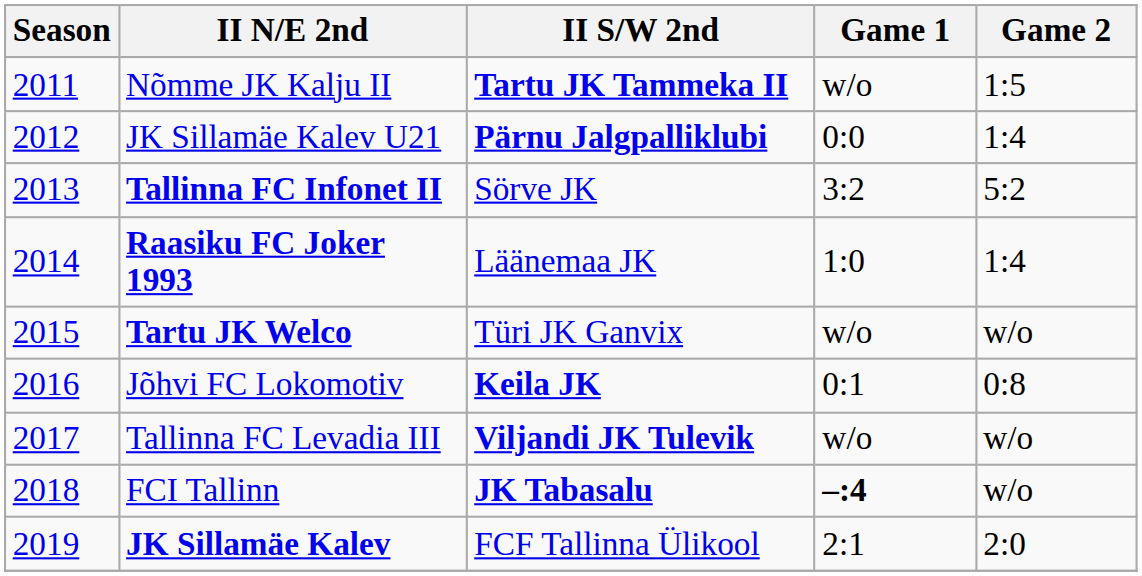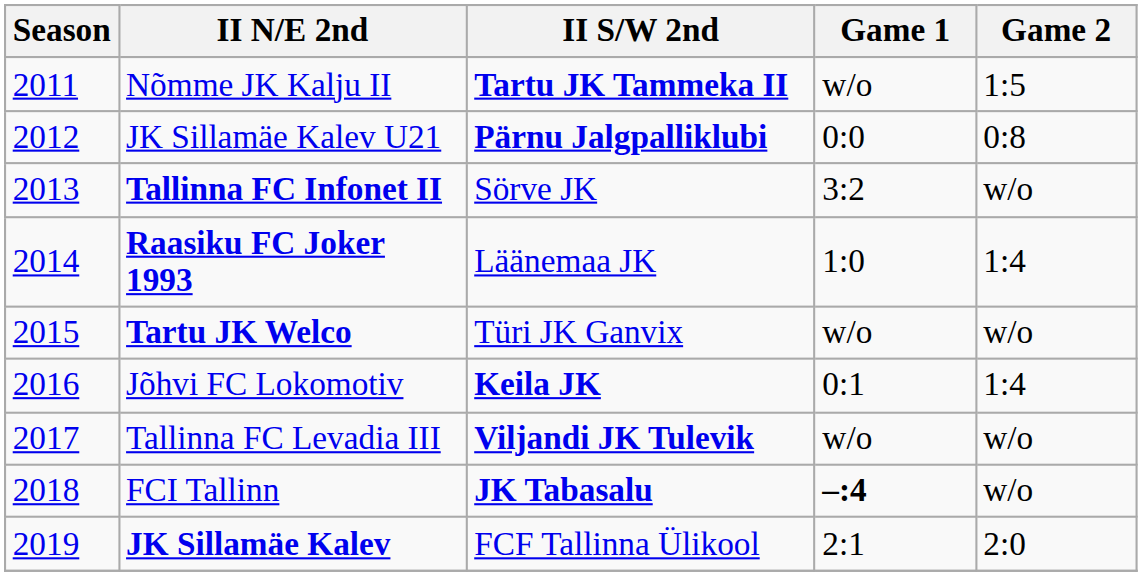(1005, 136) 1:4 -> (1005, 136) 0:8
(1005, 189) 5:2 -> (1008, 189) w/o
(1005, 385) 0:8 -> (1005, 385) 1:4
